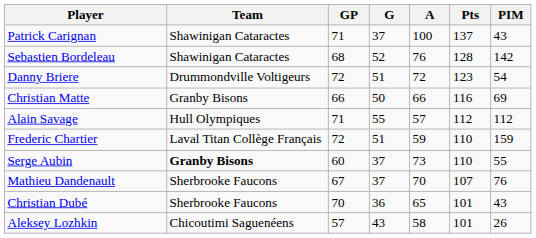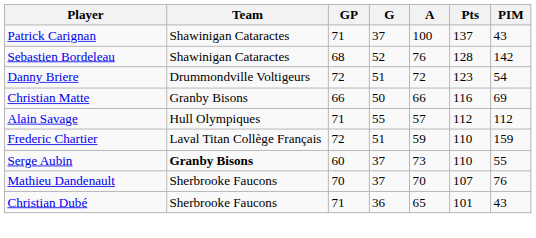(338, 181) 67 -> (338, 181) 70
(338, 202) 70 -> (338, 202) 71
- row: (52, 222)
